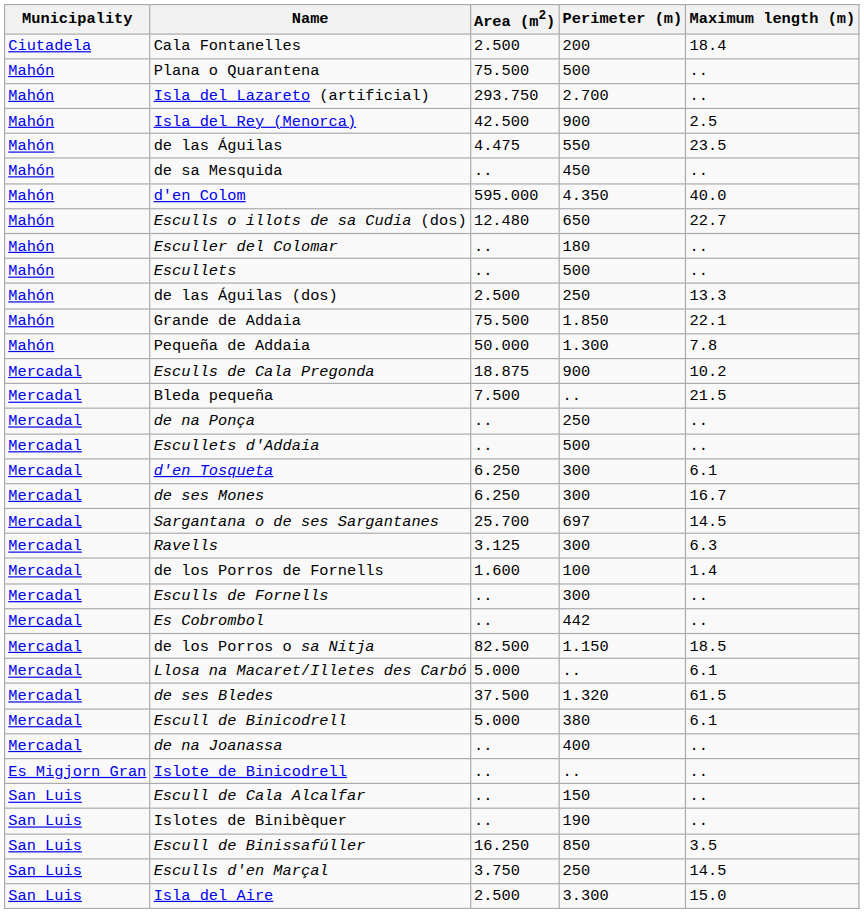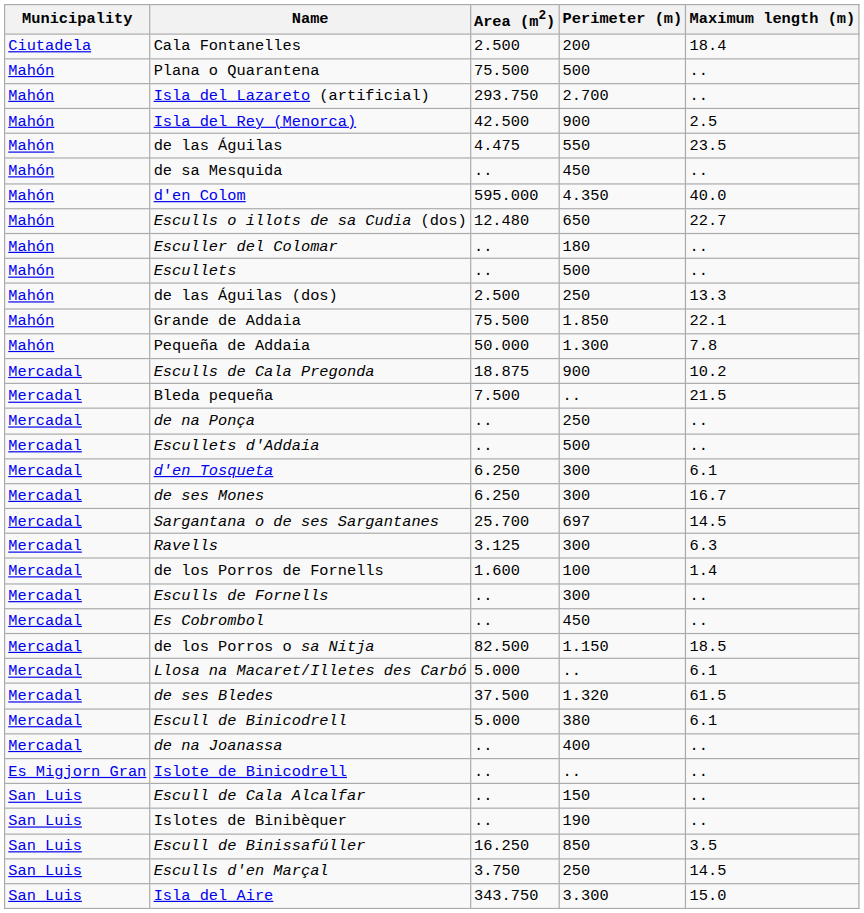(576, 621) 442 -> (576, 621) 450
(497, 896) 2.500 -> (506, 896) 343.750
